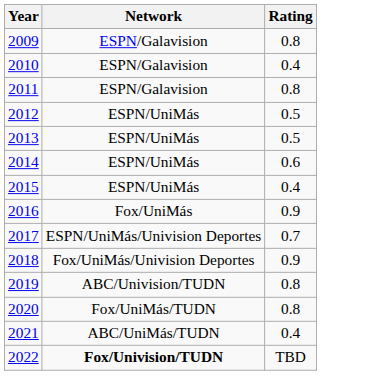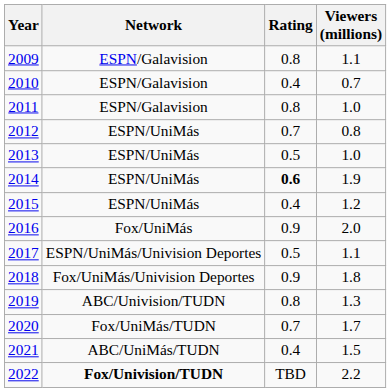+ column: (351, 25)
(291, 114) 0.5 -> (291, 131) 0.7
(291, 162) normal -> (291, 180) bold
(291, 235) 0.7 -> (291, 253) 0.5
(291, 308) 0.8 -> (291, 326) 0.7
